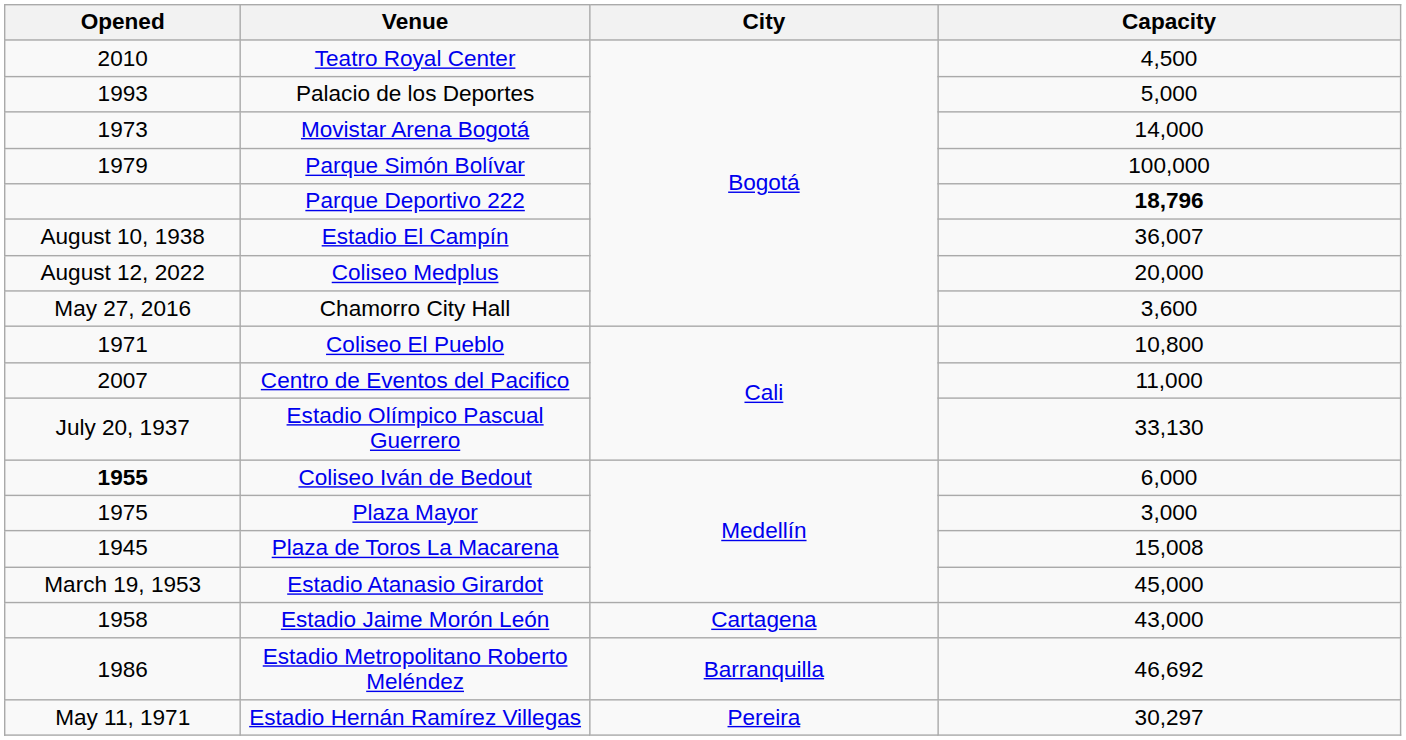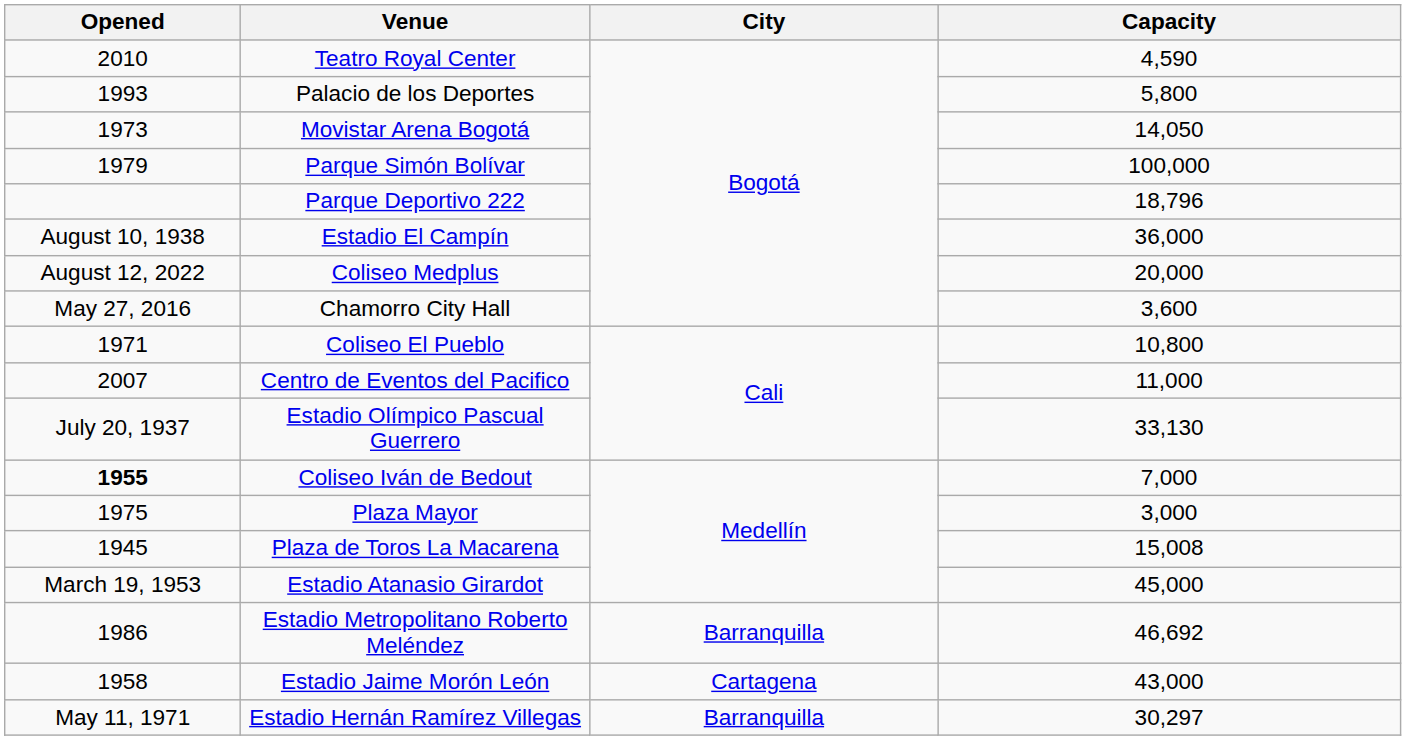(1169, 58) 4,500 -> (1169, 58) 4,590
(1169, 93) 5,000 -> (1169, 93) 5,800
(1169, 129) 14,000 -> (1169, 129) 14,050
(1169, 201) bold -> (1169, 201) normal
(1169, 237) 36,007 -> (1169, 237) 36,000
(1169, 477) 6,000 -> (1169, 477) 7,000
rows swapped: (415, 620) <-> (415, 668)
(764, 717) Pereira -> (764, 717) Barranquilla
